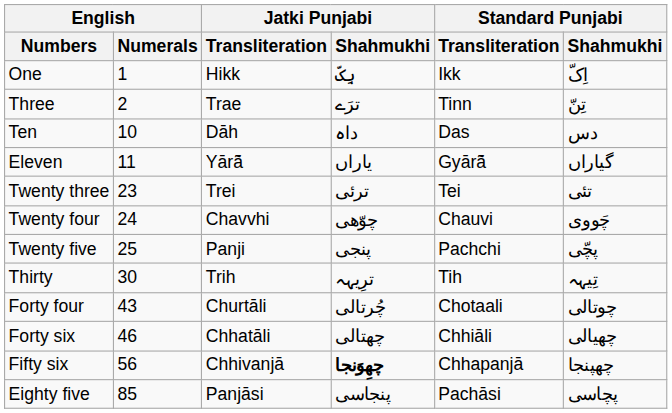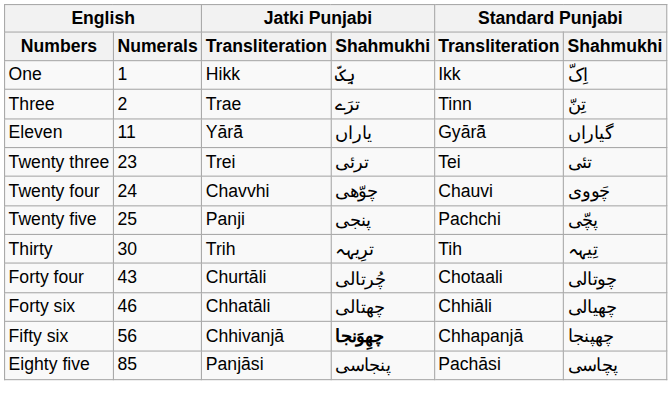- row: (23, 132)
